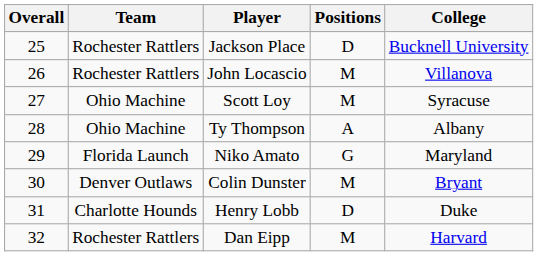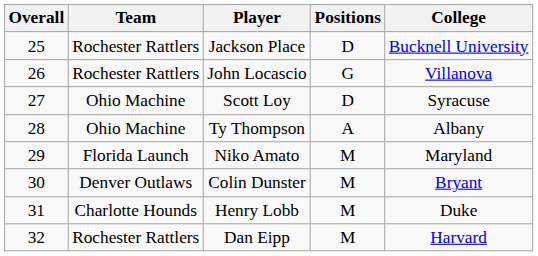(348, 73) M -> (348, 73) G
(348, 100) M -> (348, 100) D
(348, 155) G -> (348, 155) M
(348, 210) D -> (348, 210) M
